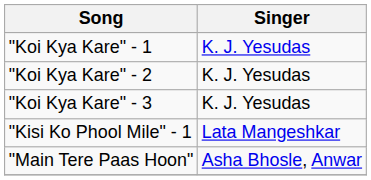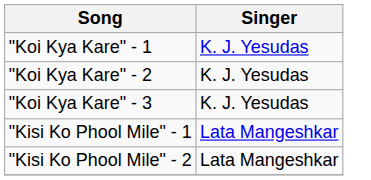+ row: (100, 160)
- row: (101, 160)
